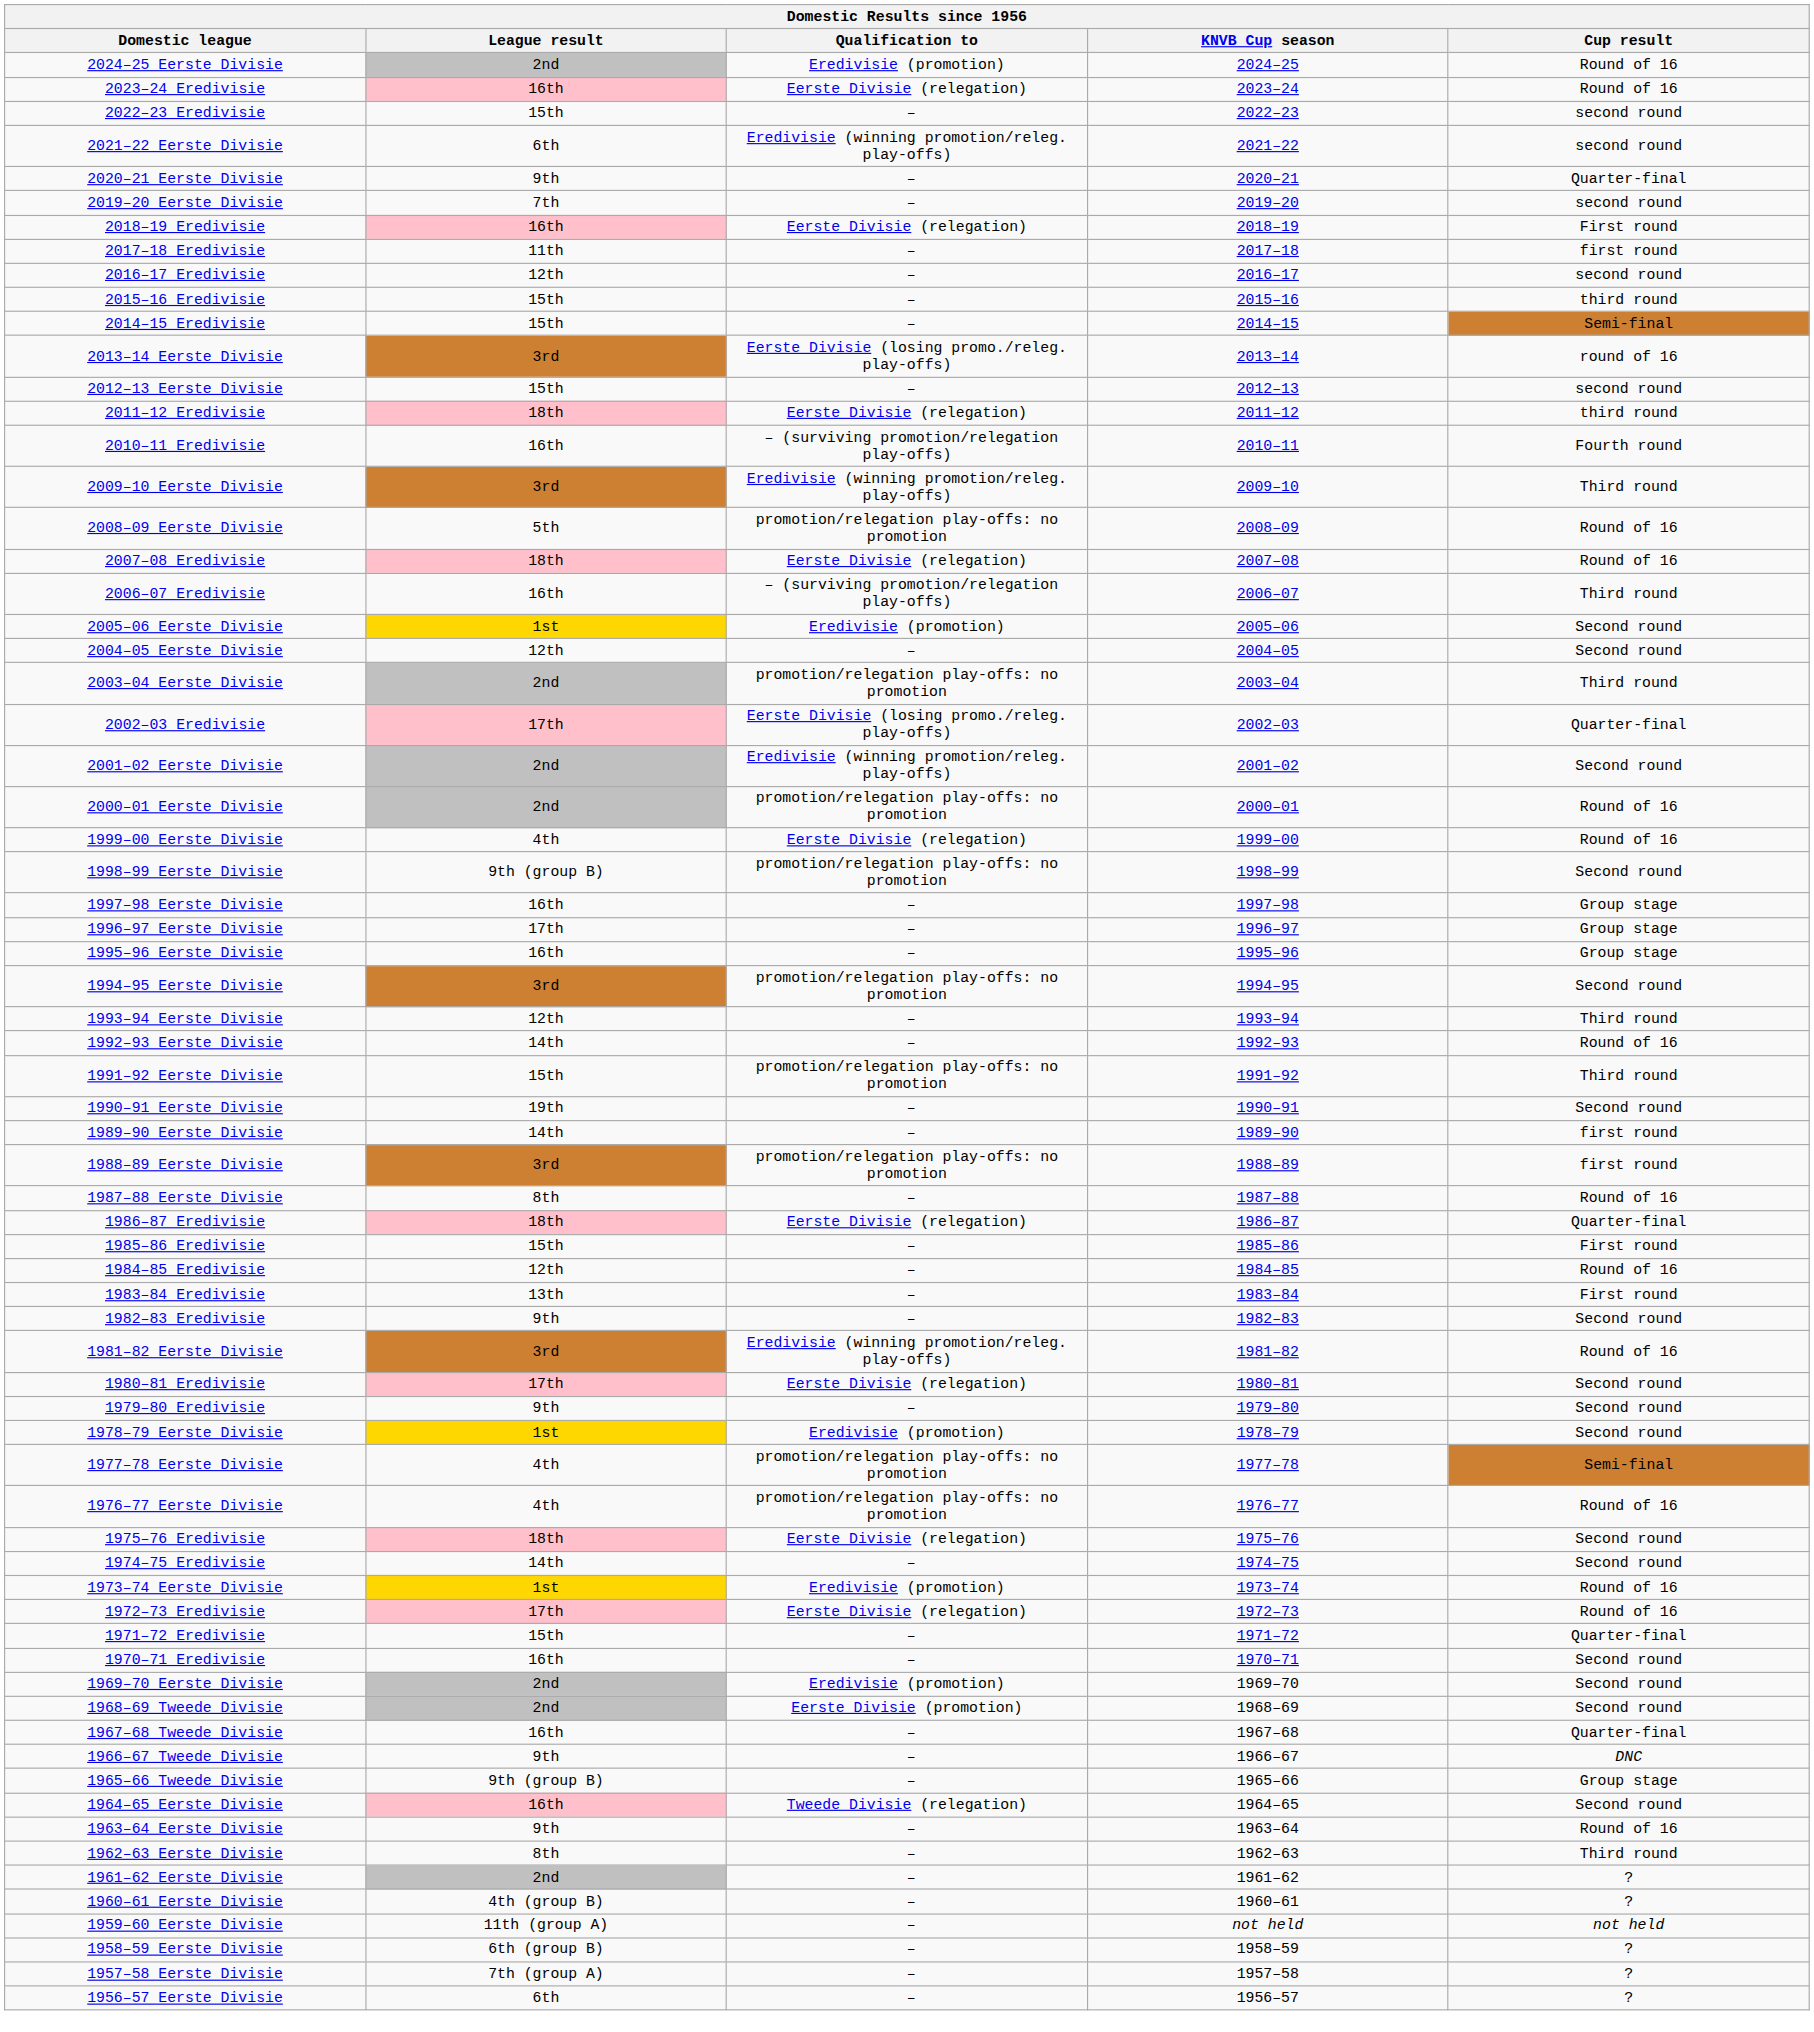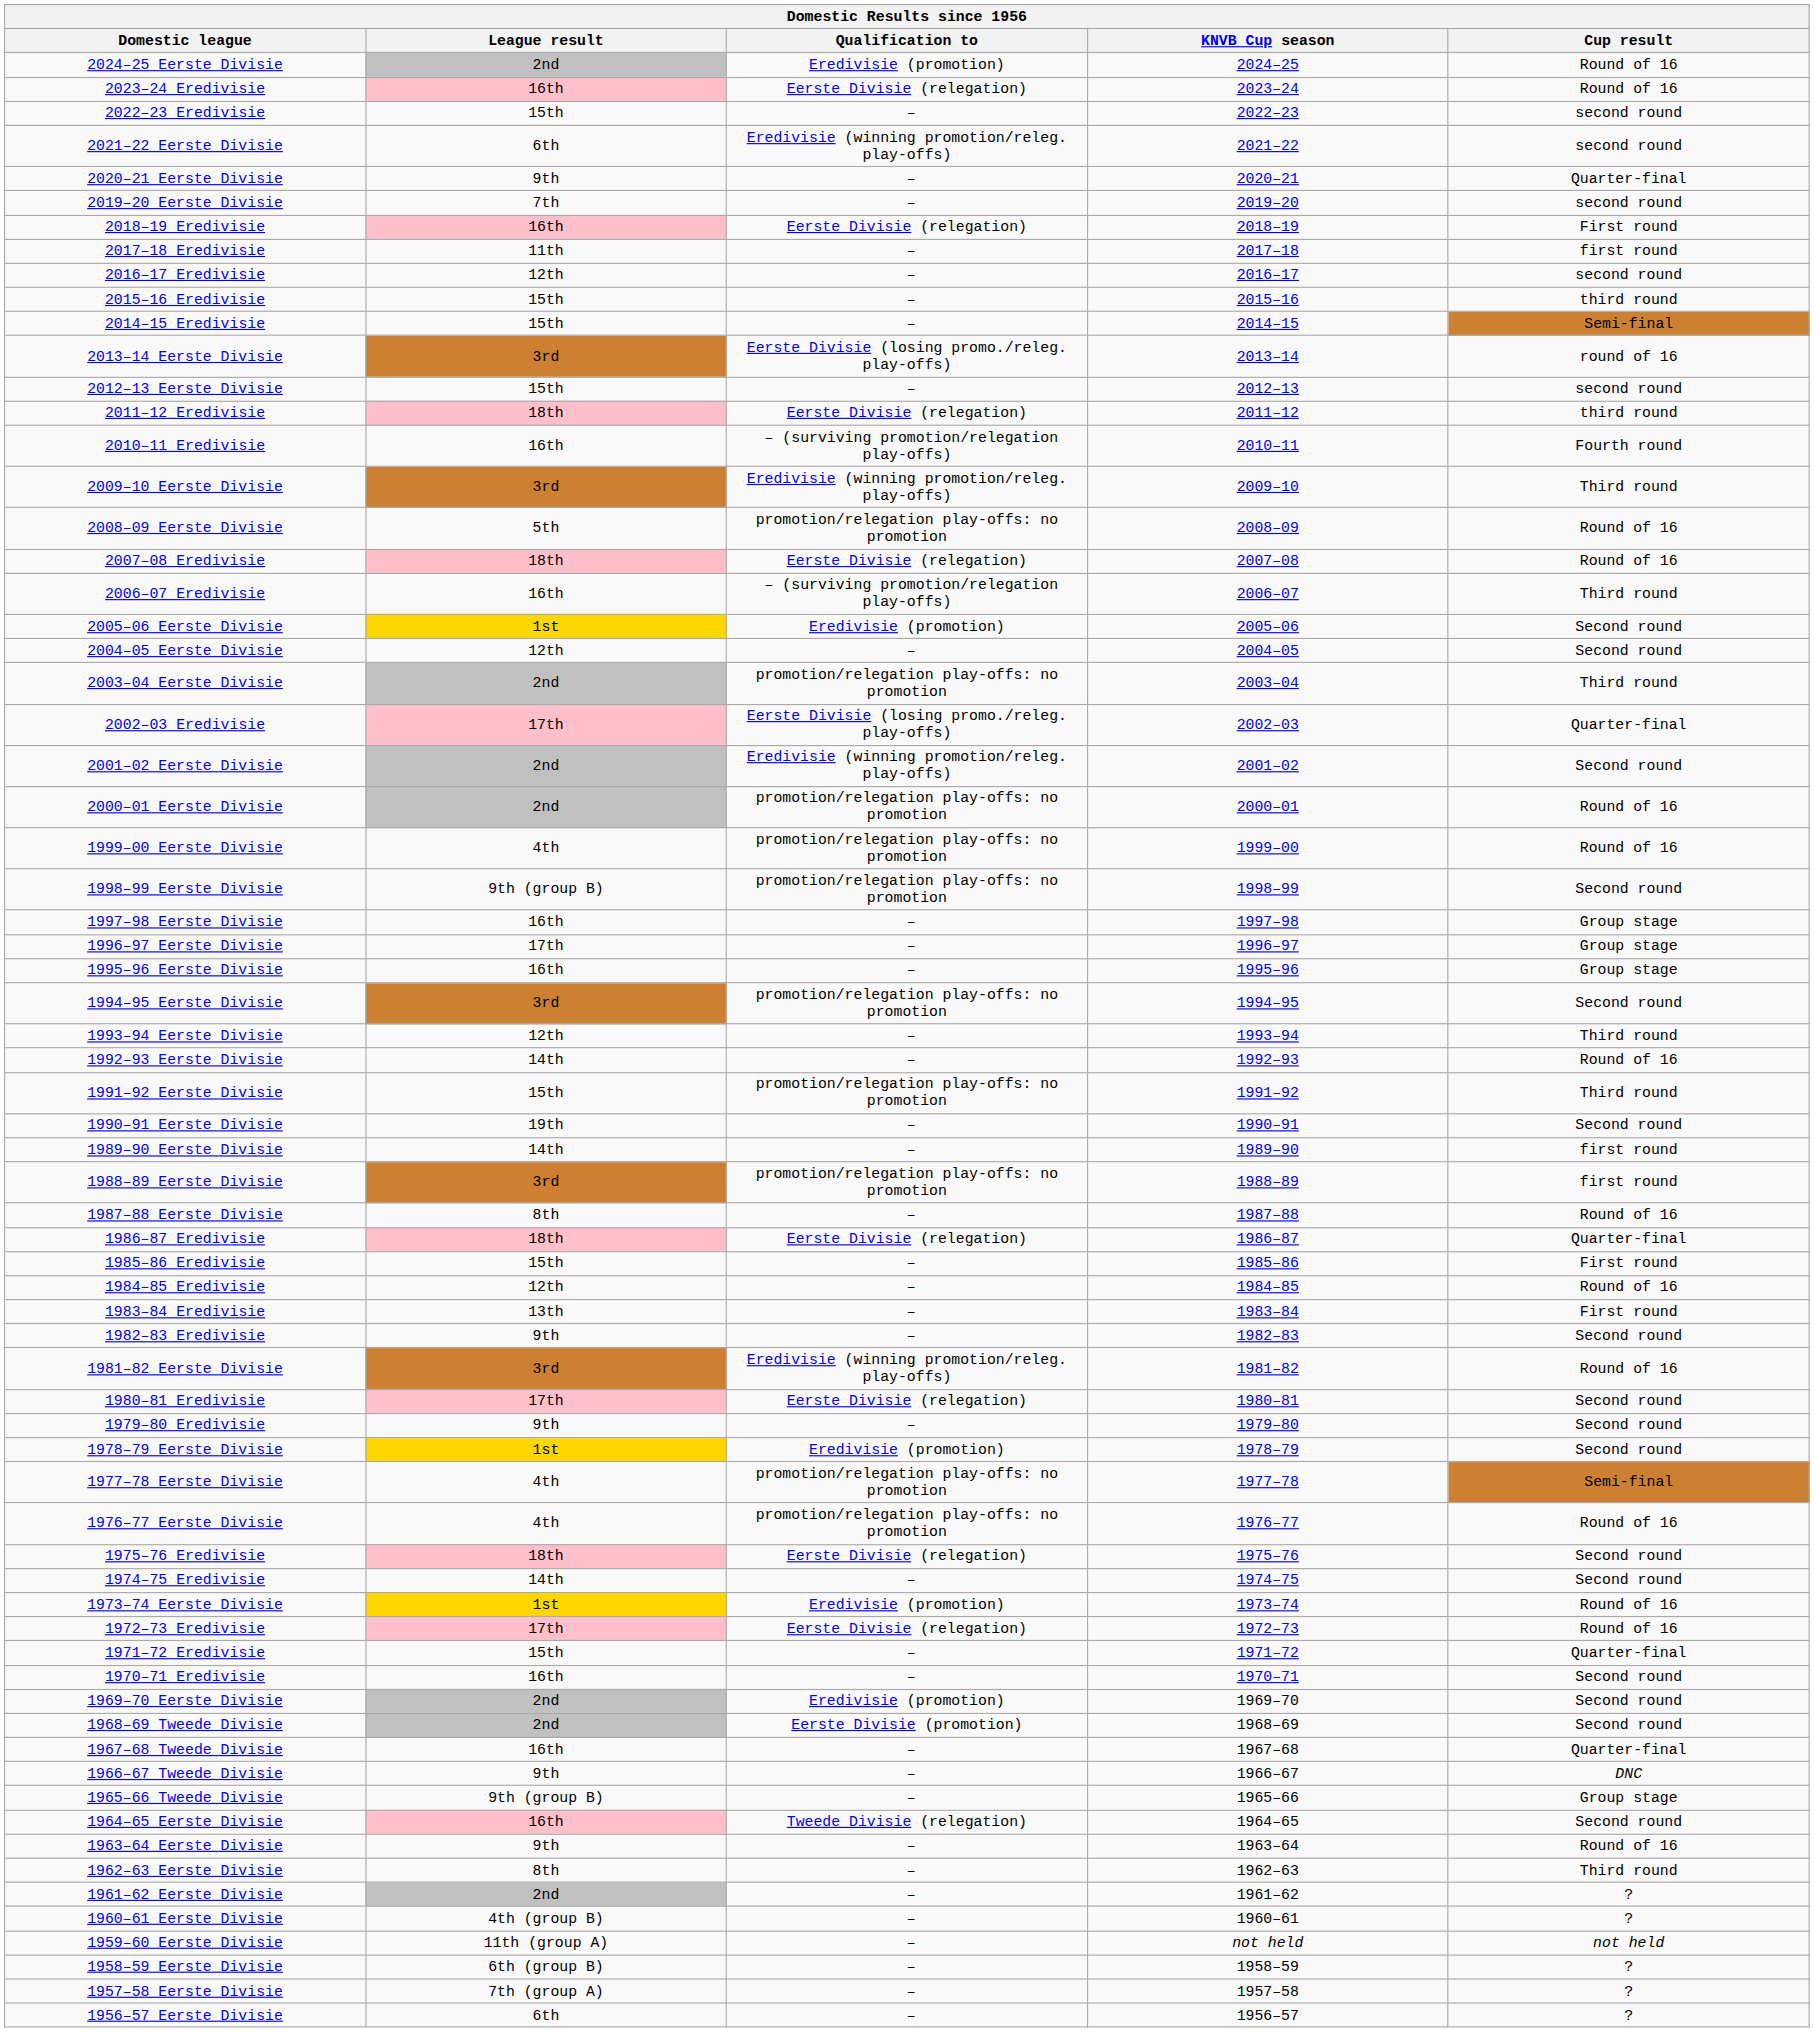(907, 840) Eerste Divisie (relegation) -> (907, 848) promotion/relegation play-offs: no promotion
